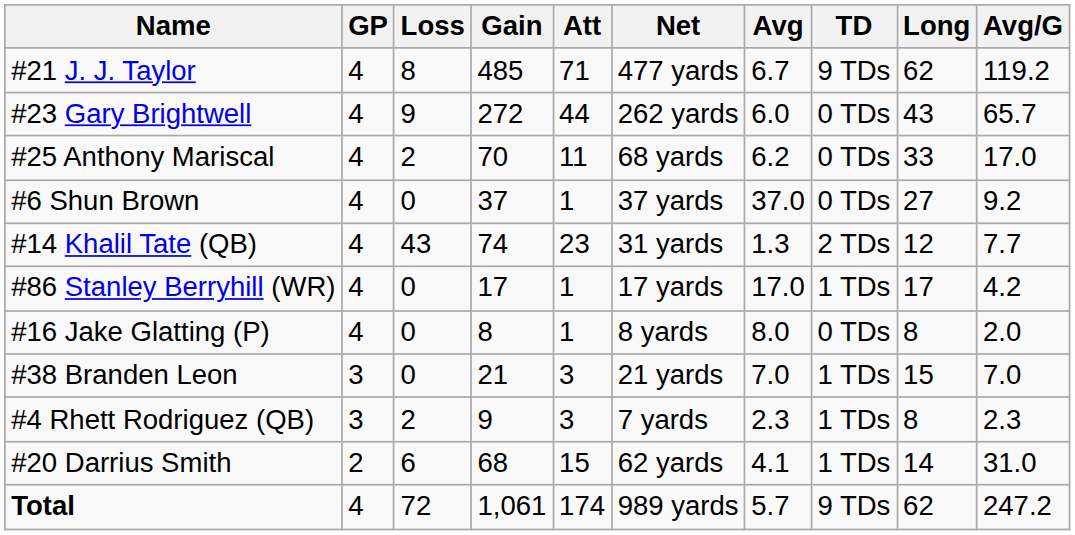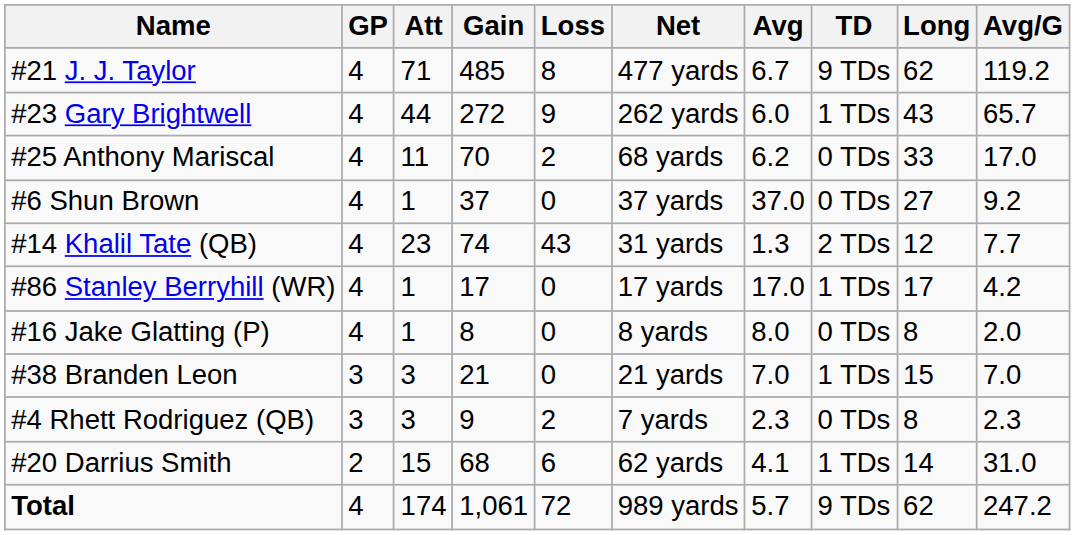columns swapped: (582, 26) <-> (433, 26)
(854, 113) 0 TDs -> (854, 113) 1 TDs
(854, 419) 1 TDs -> (854, 419) 0 TDs
